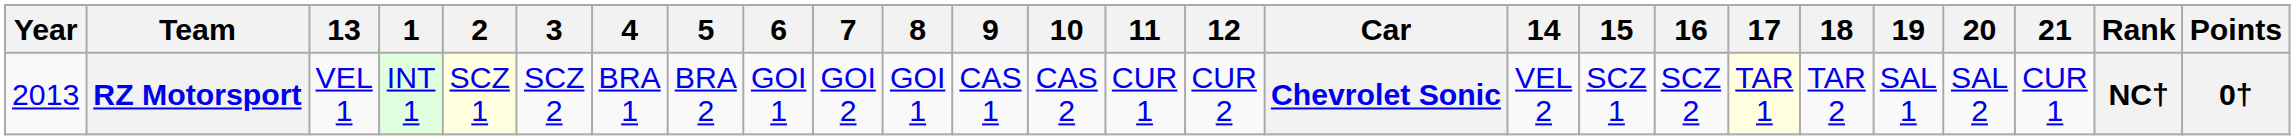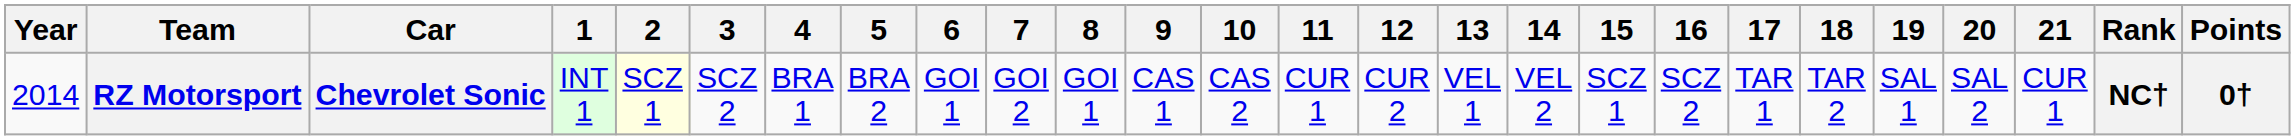columns swapped: (1386, 29) <-> (344, 29)
(46, 94) 2013 -> (46, 94) 2014
(1764, 94) lightyellow background -> (1764, 94) no background
